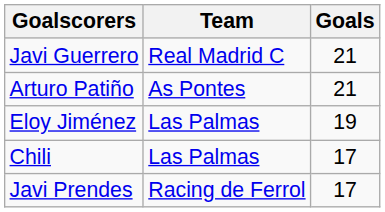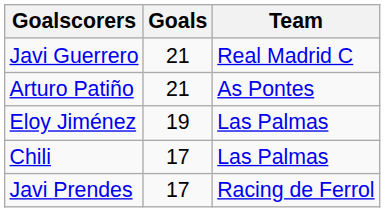columns swapped: (345, 21) <-> (227, 21)
